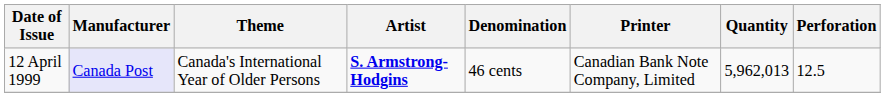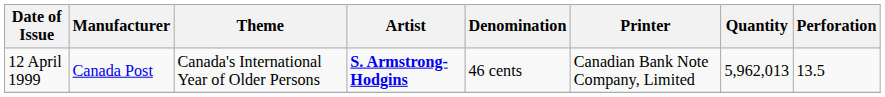(113, 70) lavender background -> (113, 70) no background
(811, 70) 12.5 -> (811, 70) 13.5
